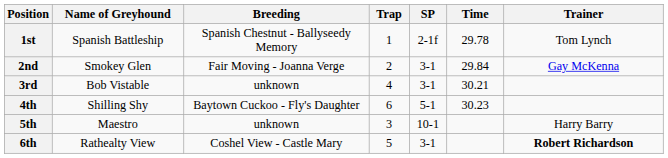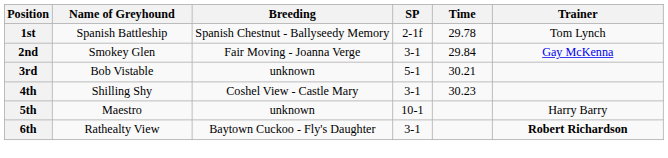- column: (389, 14)
(428, 85) 3-1 -> (412, 71) 5-1
(276, 104) Baytown Cuckoo - Fly's Daughter -> (292, 91) Coshel View - Castle Mary
(428, 104) 5-1 -> (412, 91) 3-1
(276, 143) Coshel View - Castle Mary -> (292, 129) Baytown Cuckoo - Fly's Daughter
